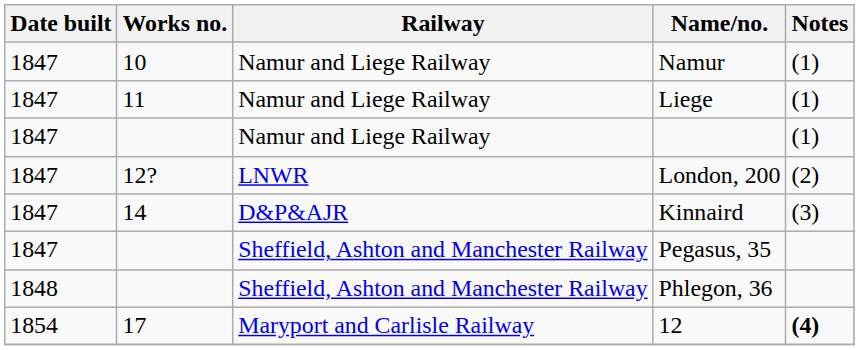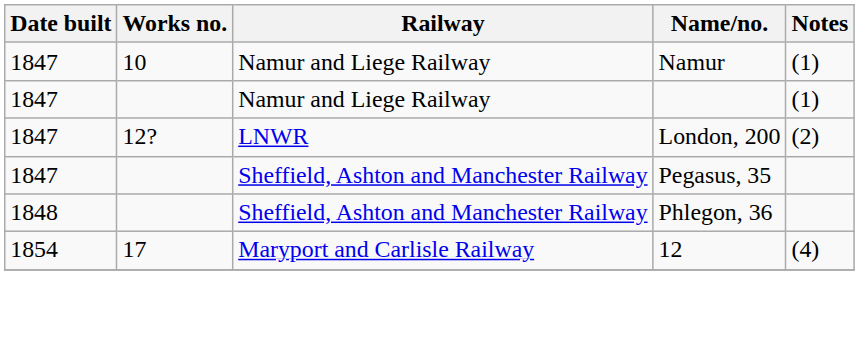- row: (134, 99)
- row: (134, 212)
(805, 325) bold -> (805, 250) normal
